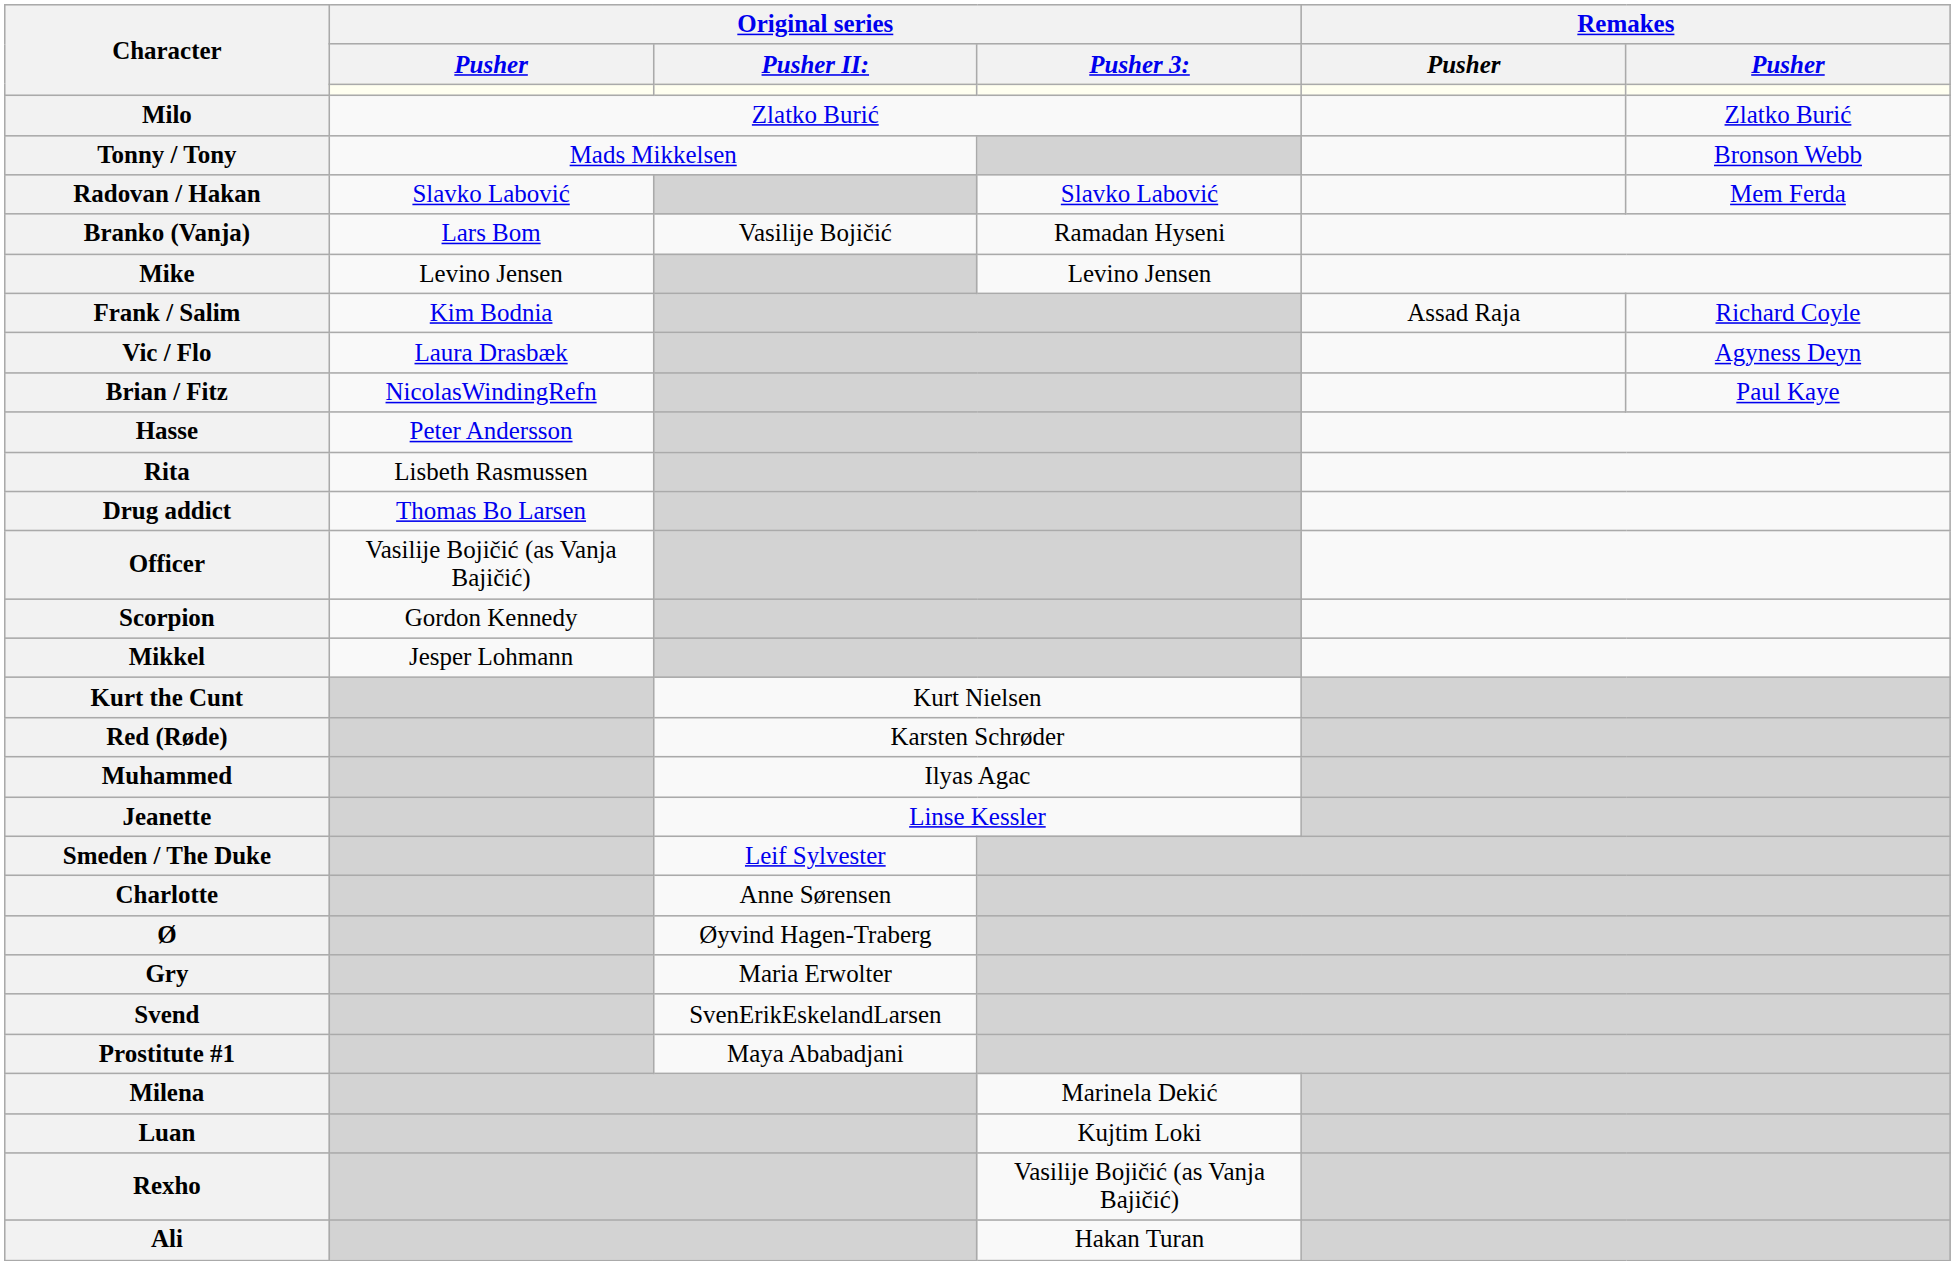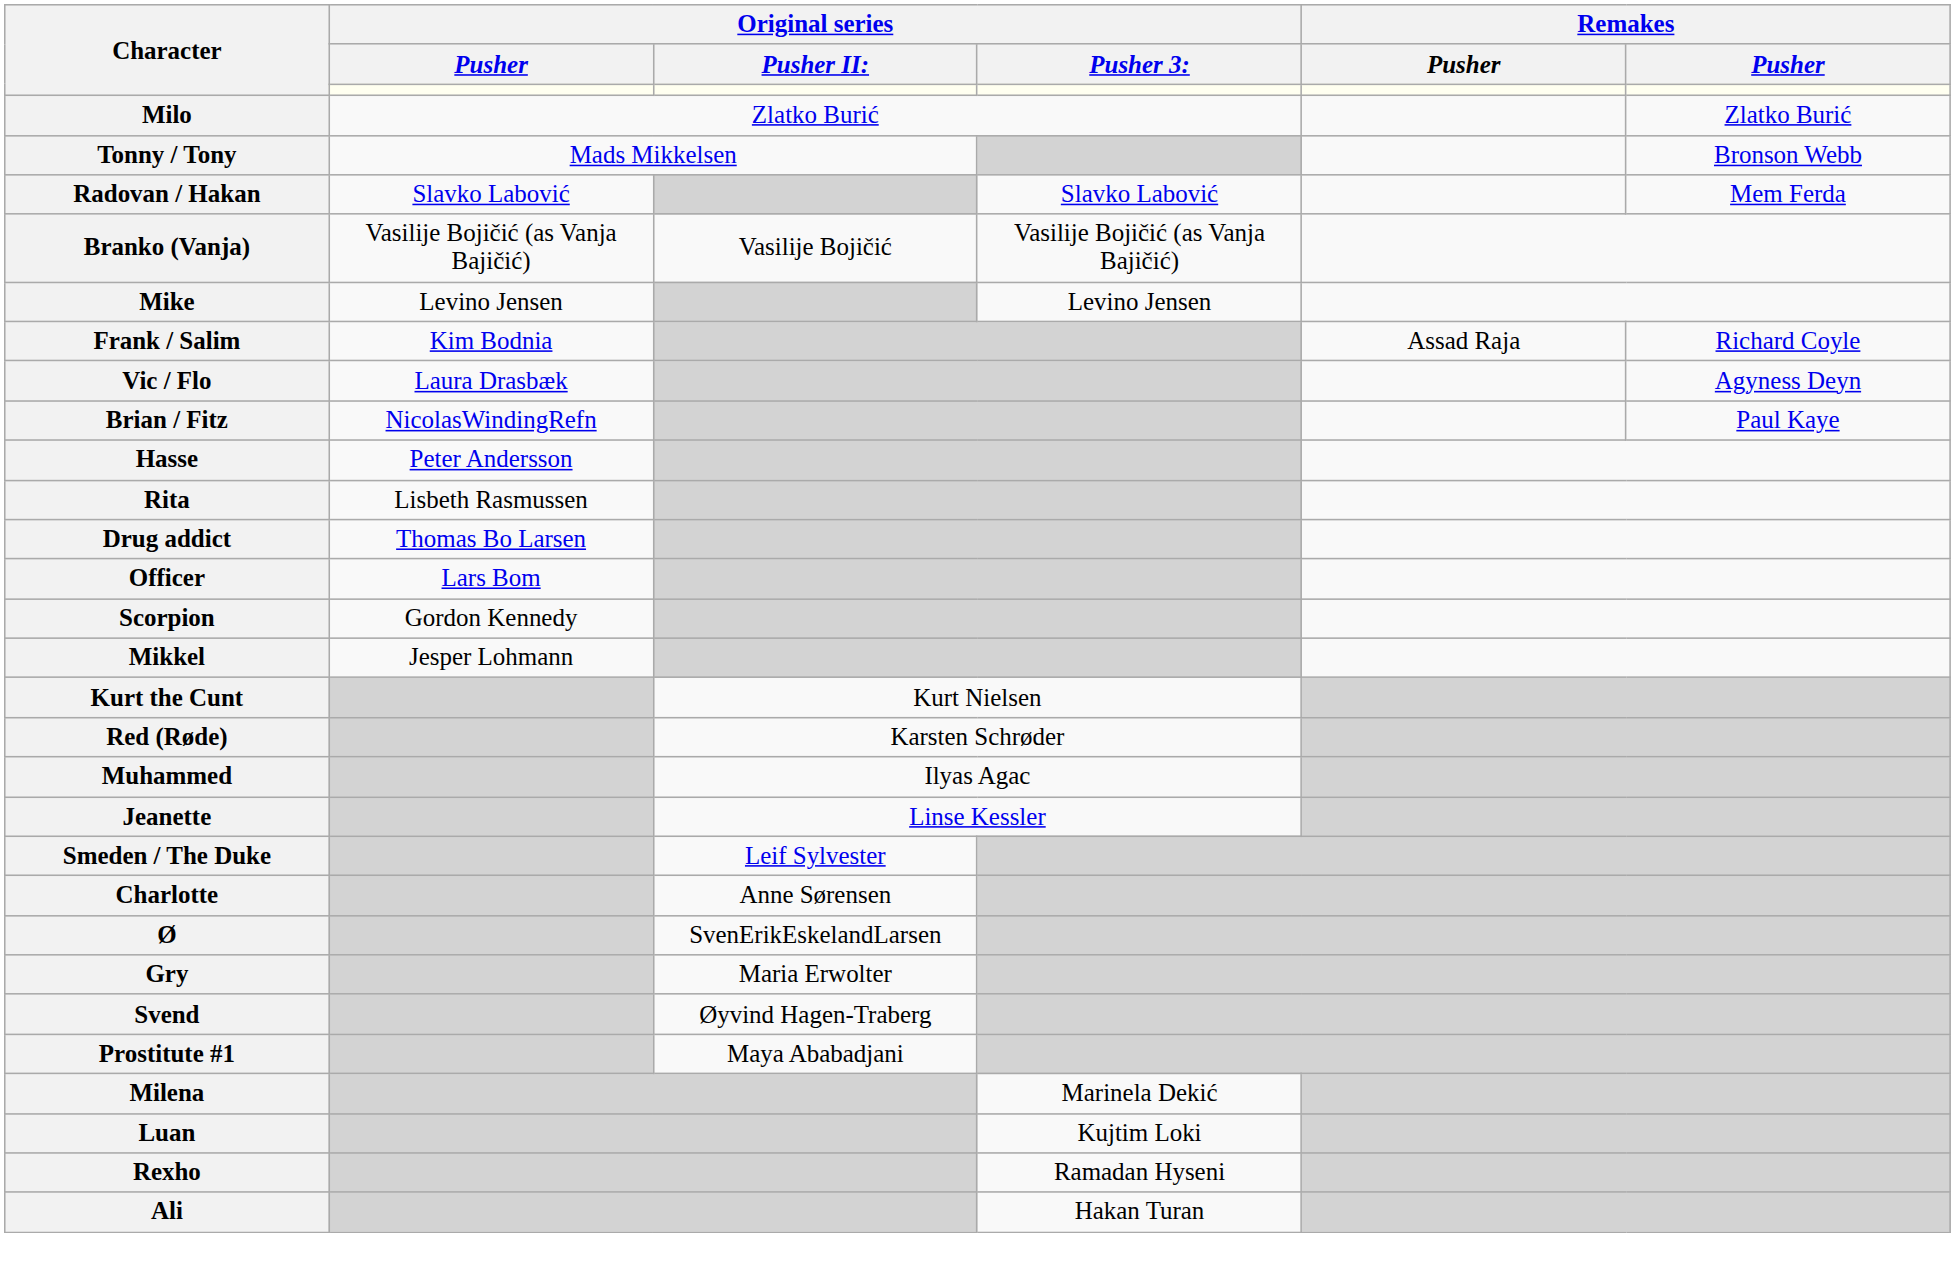(491, 233) Lars Bom -> (491, 247) Vasilije Bojičić (as Vanja Bajičić)
(1140, 233) Ramadan Hyseni -> (1140, 247) Vasilije Bojičić (as Vanja Bajičić)
(491, 564) Vasilije Bojičić (as Vanja Bajičić) -> (491, 578) Lars Bom
(815, 934) Øyvind Hagen-Traberg -> (815, 934) SvenErikEskelandLarsen
(815, 1013) SvenErikEskelandLarsen -> (815, 1013) Øyvind Hagen-Traberg
(1140, 1186) Vasilije Bojičić (as Vanja Bajičić) -> (1140, 1172) Ramadan Hyseni
